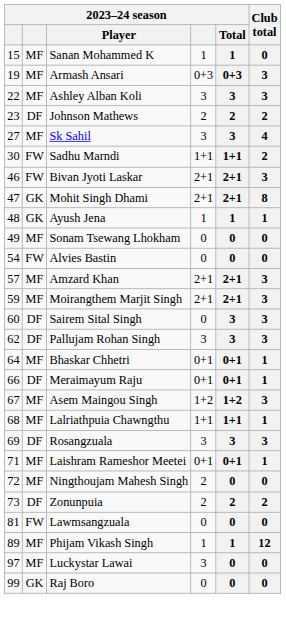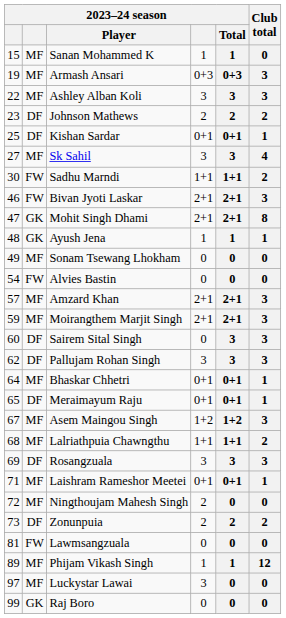+ row: (84, 136)
(13, 380) 66 -> (13, 400) 65
(265, 420) 1 -> (265, 441) 2
